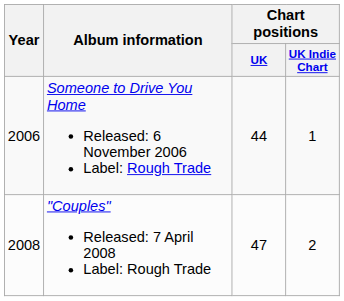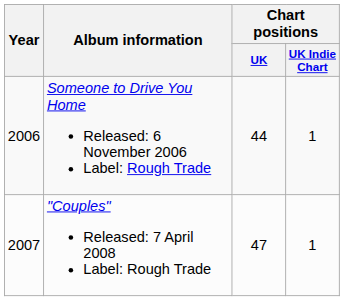(24, 245) 2008 -> (24, 245) 2007
(312, 245) 2 -> (312, 245) 1
